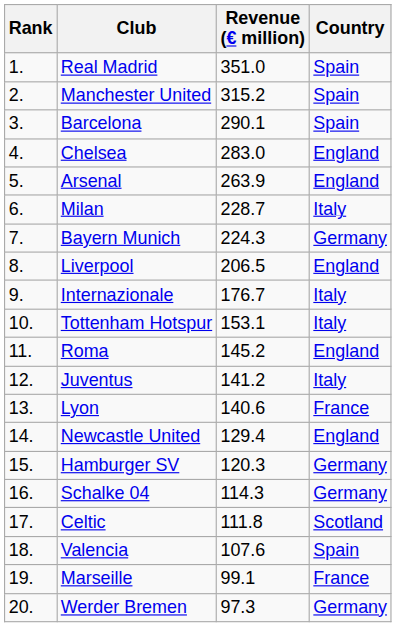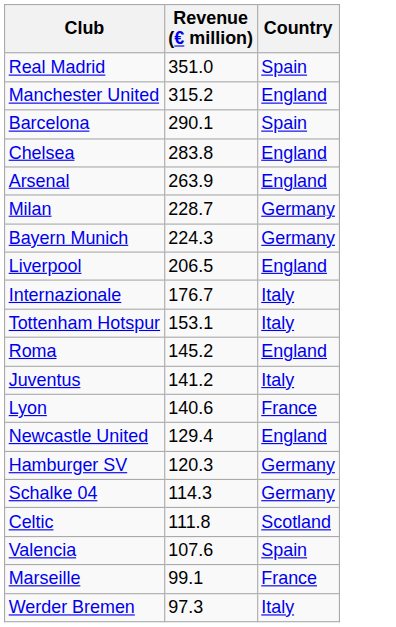- column: (31, 28)
(336, 95) Spain -> (294, 95) England
(243, 152) 283.0 -> (191, 152) 283.8
(330, 209) Italy -> (298, 209) Germany
(350, 607) Germany -> (278, 607) Italy
